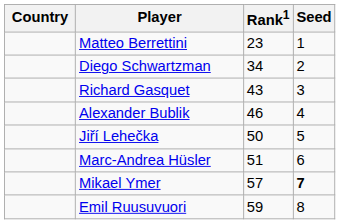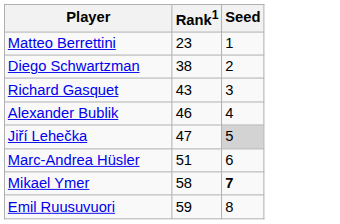- column: (40, 18)
(255, 66) 34 -> (184, 66) 38
(255, 136) 50 -> (184, 136) 47
(301, 136) no background -> (229, 136) lightgrey background
(255, 183) 57 -> (184, 183) 58
